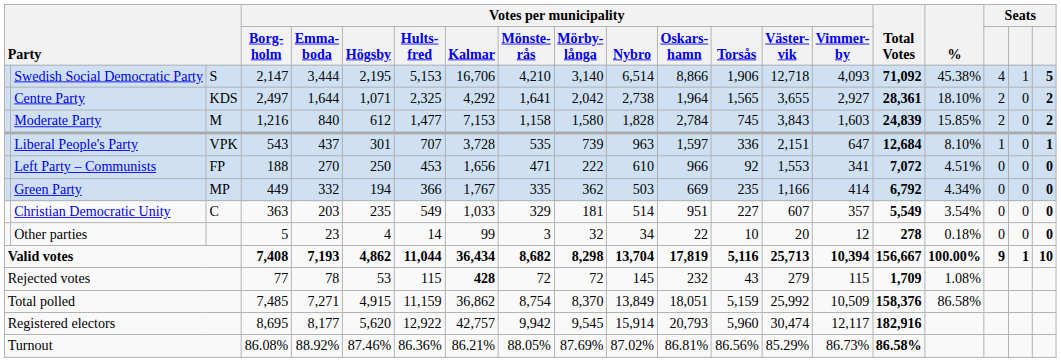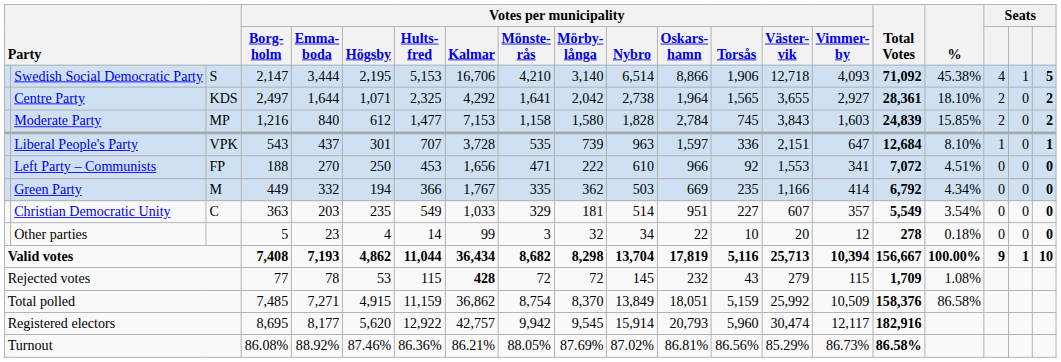(216, 120) M -> (220, 120) MP
(220, 189) MP -> (216, 189) M
